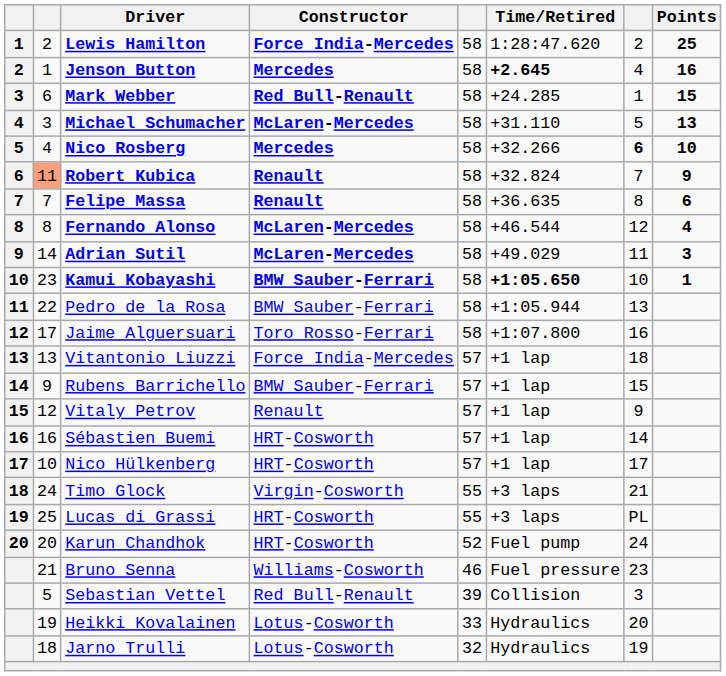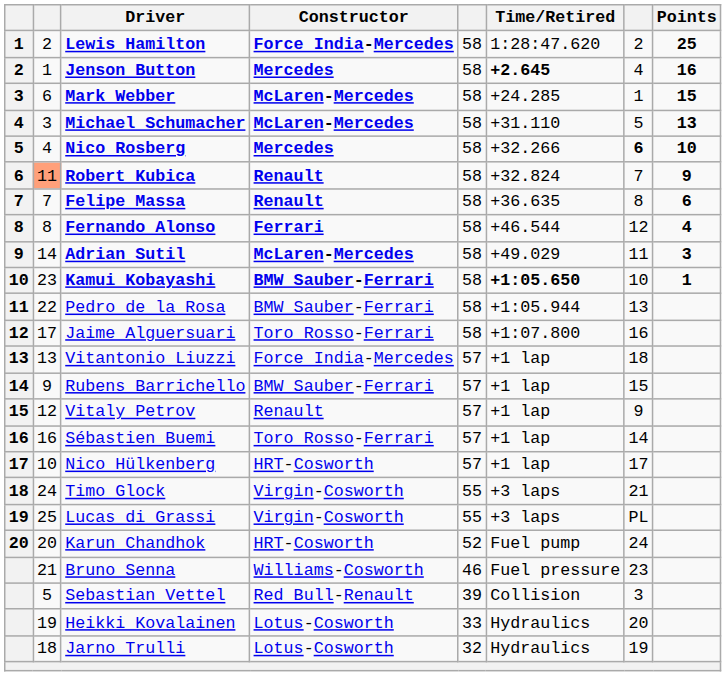(334, 97) Red Bull-Renault -> (334, 97) McLaren-Mercedes
(334, 228) McLaren-Mercedes -> (289, 228) Ferrari
(314, 438) HRT-Cosworth -> (344, 438) Toro Rosso-Ferrari
(314, 517) HRT-Cosworth -> (329, 517) Virgin-Cosworth
